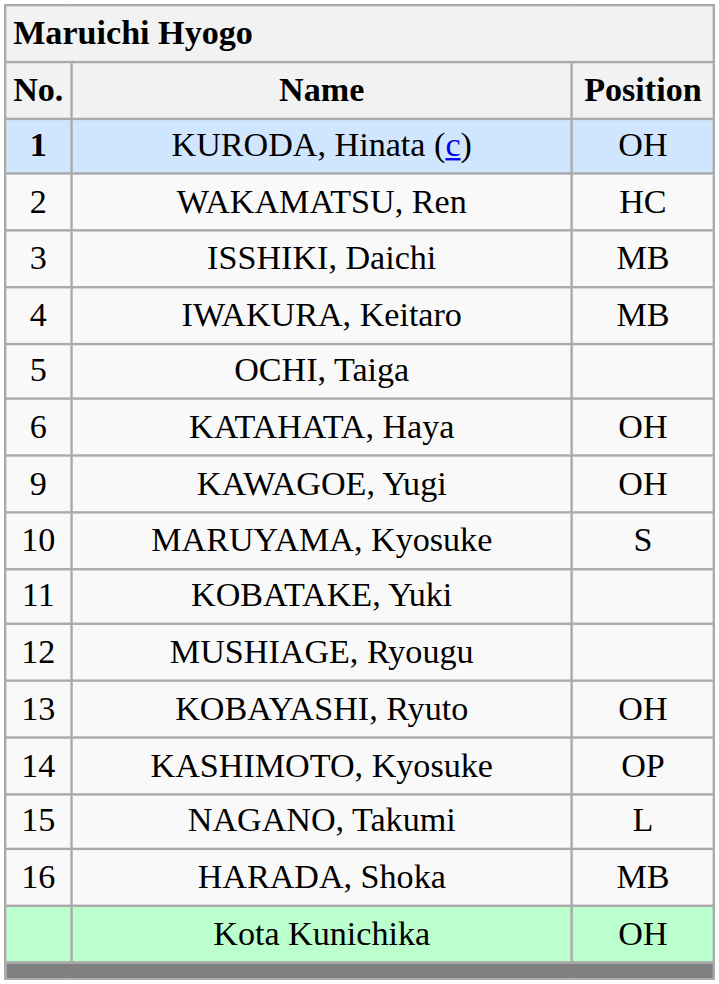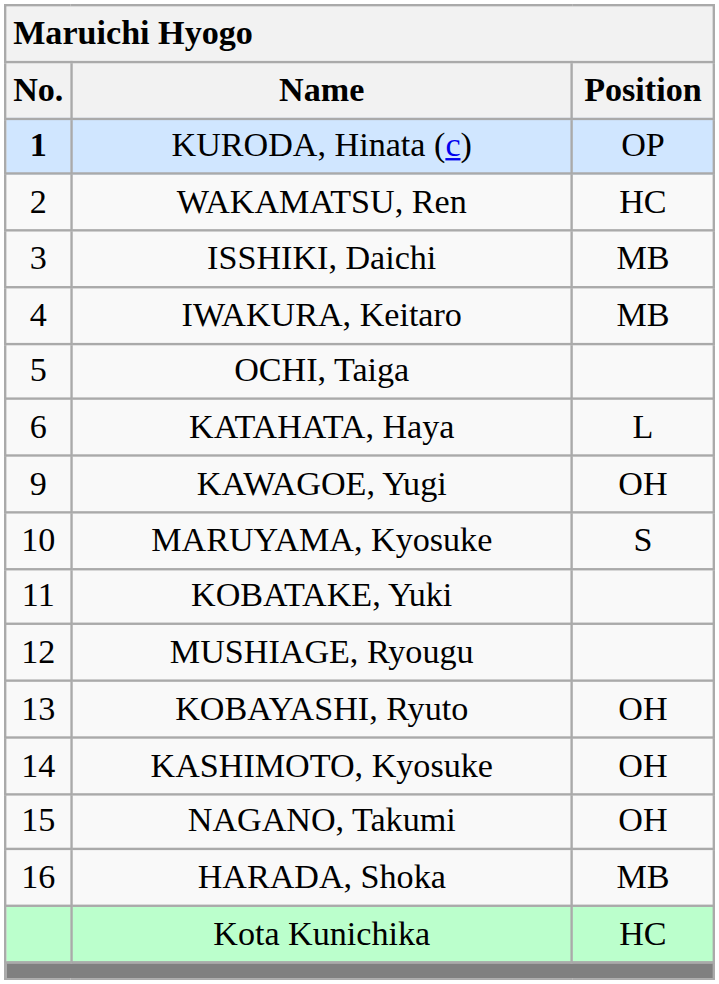(643, 145) OH -> (643, 145) OP
(643, 427) OH -> (643, 427) L
(643, 764) OP -> (643, 764) OH
(643, 821) L -> (643, 821) OH
(643, 933) OH -> (643, 933) HC
